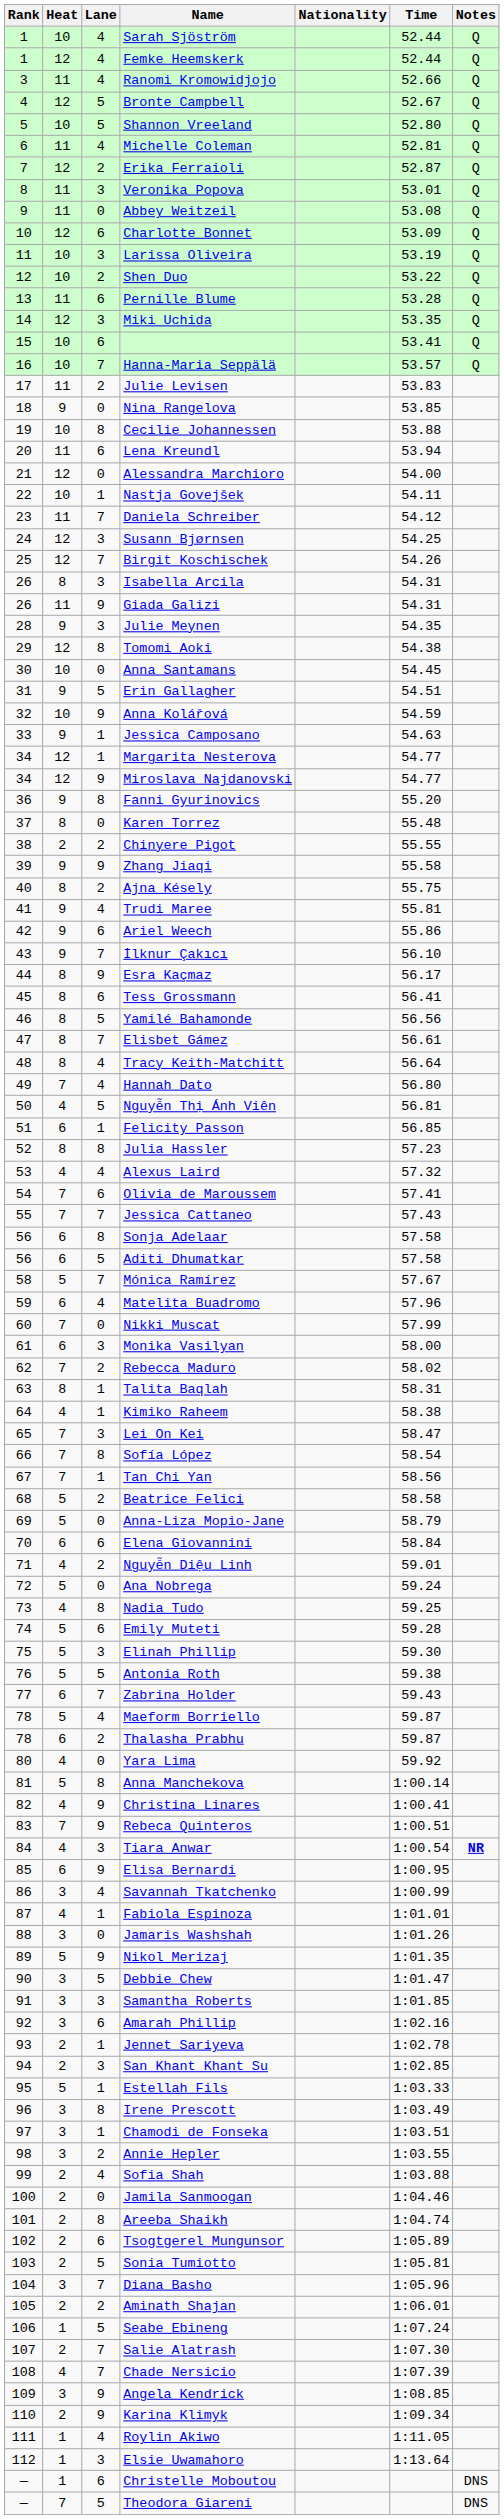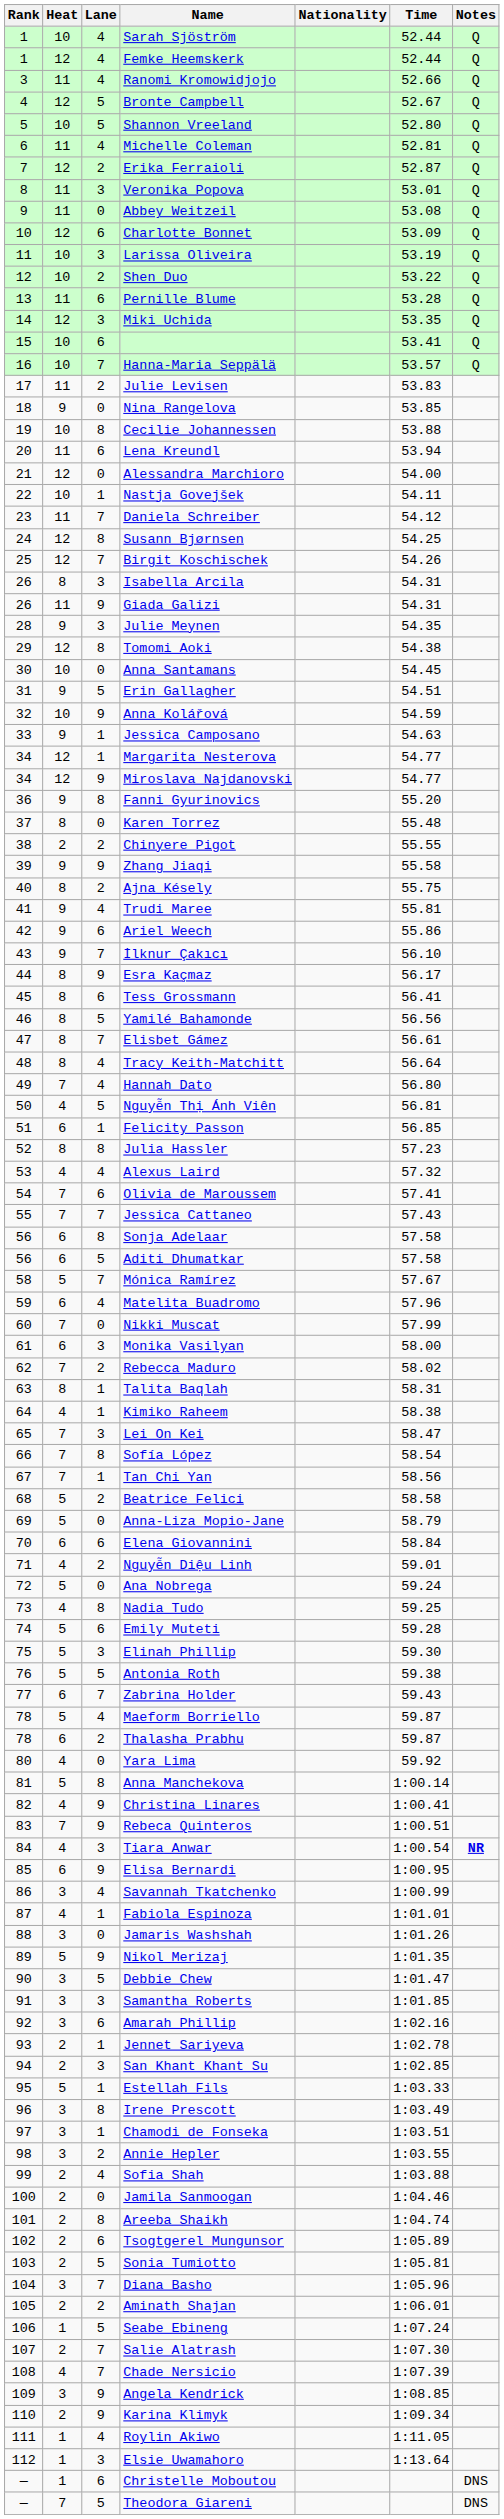(101, 539) 3 -> (101, 539) 8
